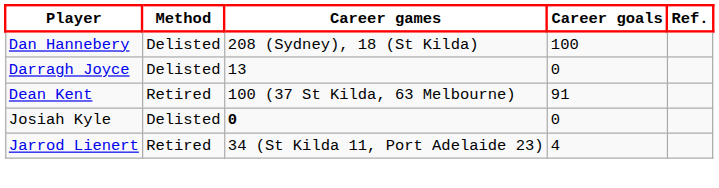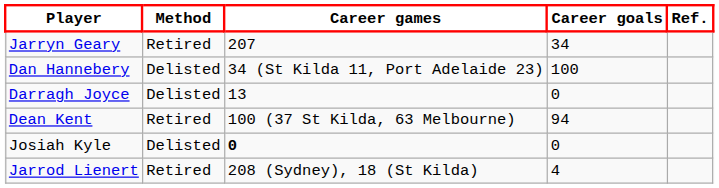+ row: (65, 45)
(353, 45) 208 (Sydney), 18 (St Kilda) -> (386, 70) 34 (St Kilda 11, Port Adelaide 23)
(560, 95) 91 -> (560, 120) 94
(386, 146) 34 (St Kilda 11, Port Adelaide 23) -> (353, 171) 208 (Sydney), 18 (St Kilda)
